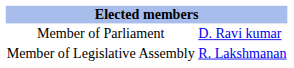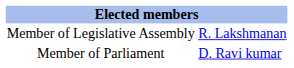rows swapped: (101, 53) <-> (101, 34)
